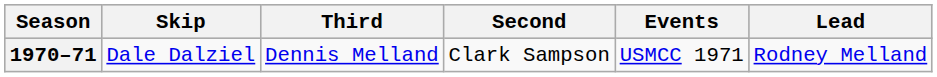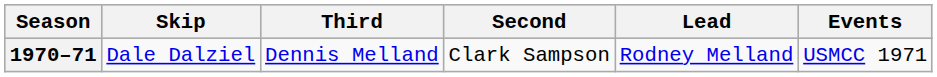columns swapped: (840, 22) <-> (682, 22)
